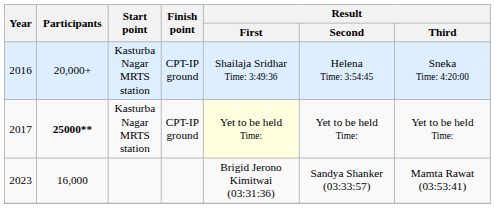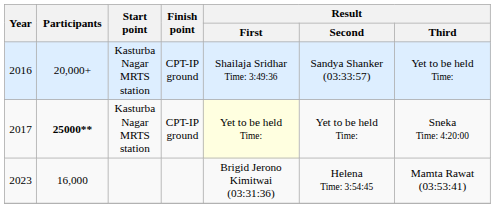(347, 71) Helena Time: 3:54:45 -> (347, 71) Sandya Shanker (03:33:57)
(442, 71) Sneka Time: 4:20:00 -> (442, 71) Yet to be held Time:
(442, 129) Yet to be held Time: -> (442, 129) Sneka Time: 4:20:00
(347, 181) Sandya Shanker (03:33:57) -> (347, 181) Helena Time: 3:54:45
